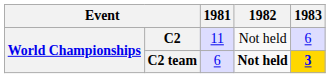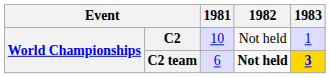(217, 39) 11 -> (217, 39) 10
(308, 39) 6 -> (308, 39) 1
